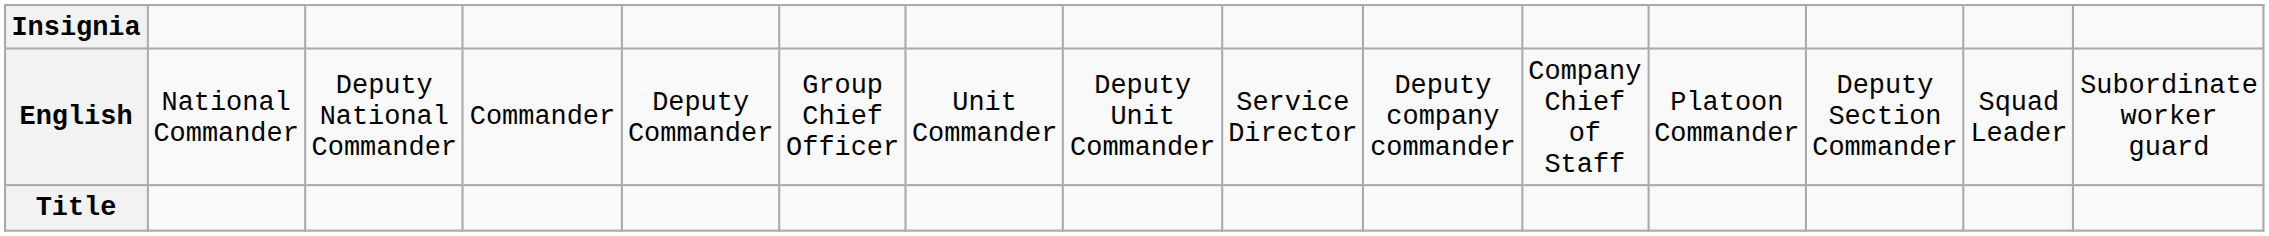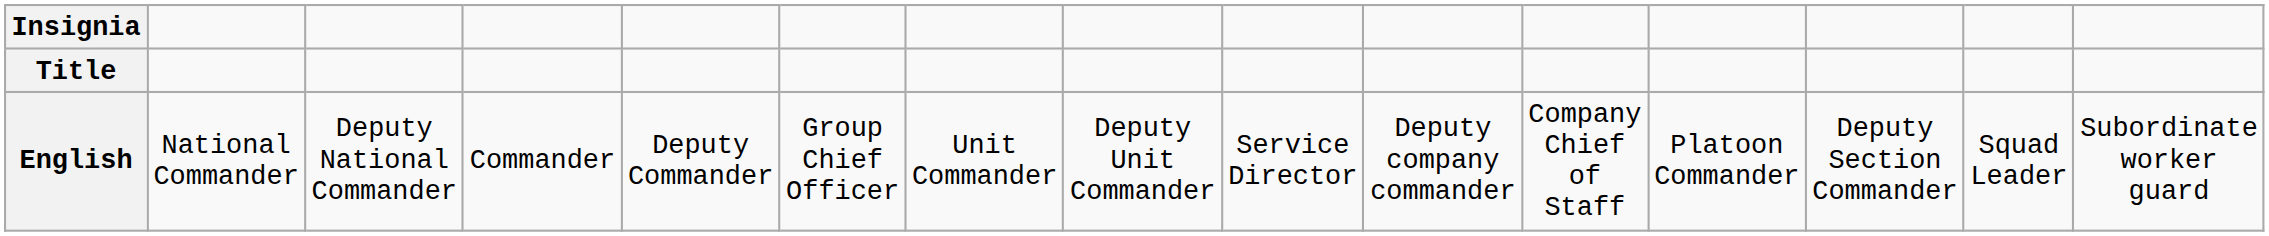rows swapped: (76, 208) <-> (76, 117)
